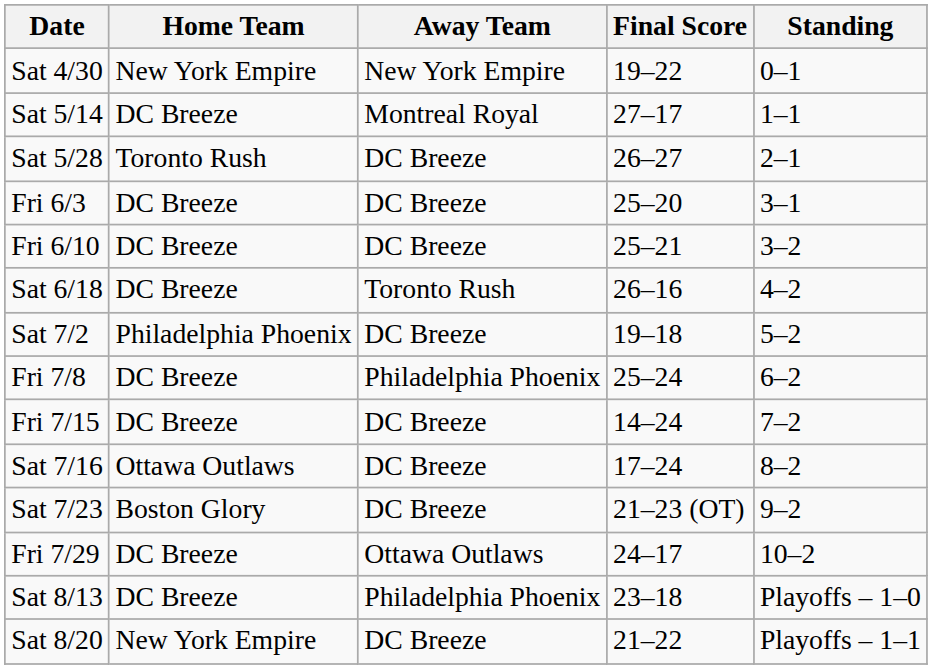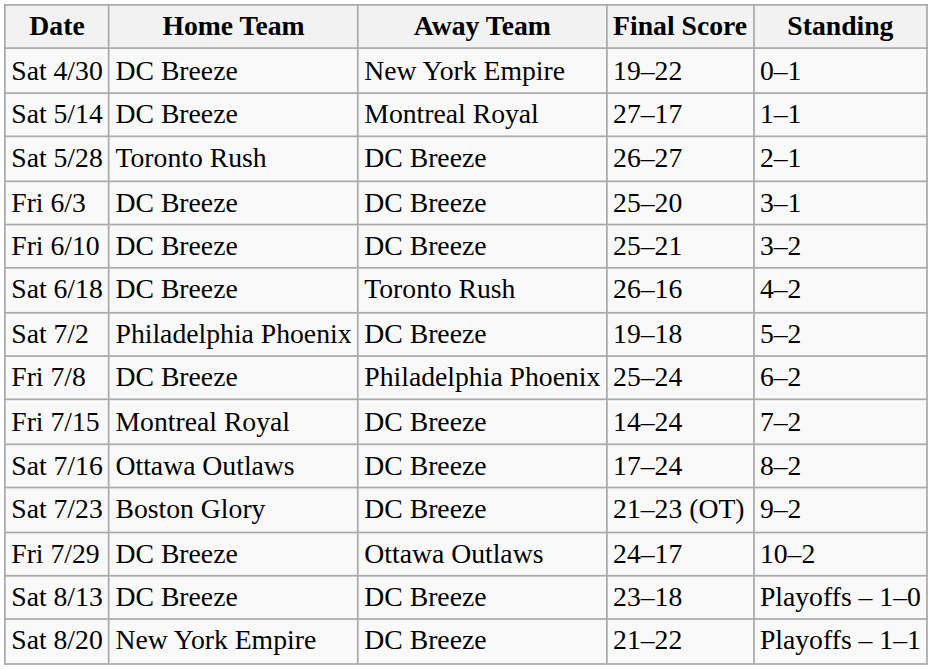(216, 70) New York Empire -> (177, 70) DC Breeze
(177, 421) DC Breeze -> (203, 421) Montreal Royal
(482, 597) Philadelphia Phoenix -> (425, 597) DC Breeze
